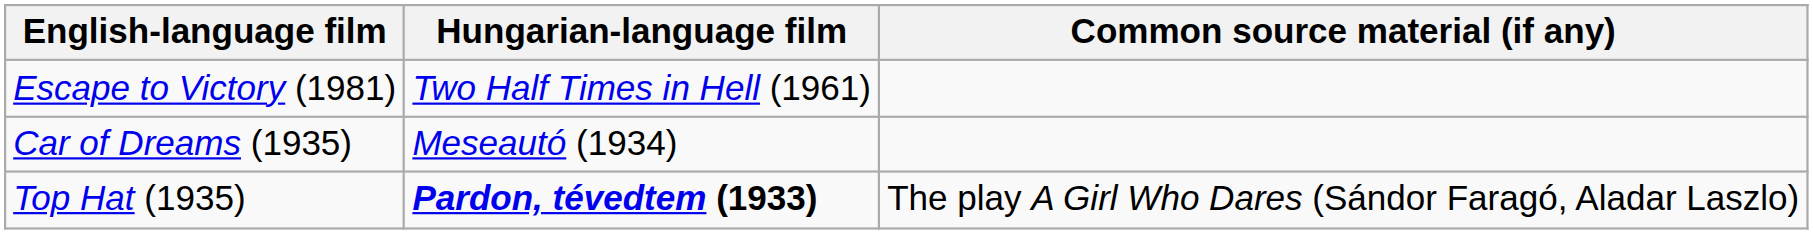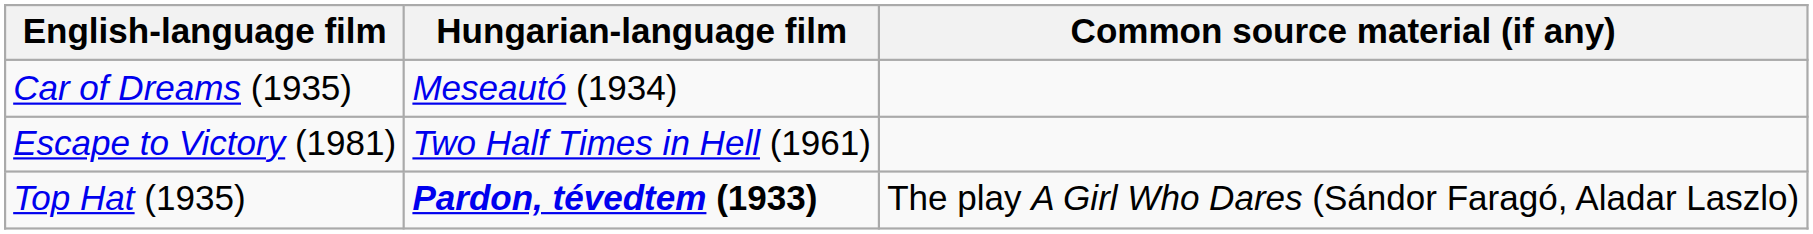rows swapped: (183, 143) <-> (205, 87)
